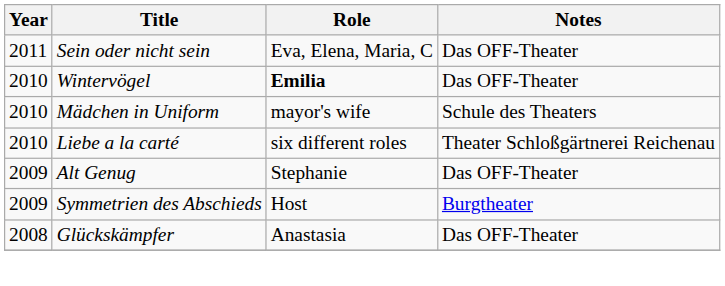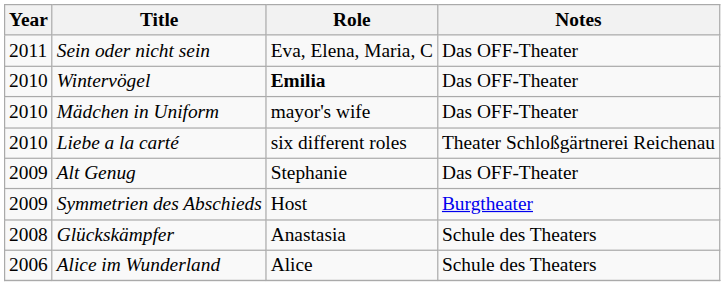(519, 111) Schule des Theaters -> (510, 111) Das OFF-Theater
(510, 234) Das OFF-Theater -> (519, 234) Schule des Theaters
+ row: (138, 265)
